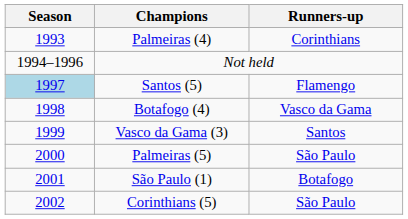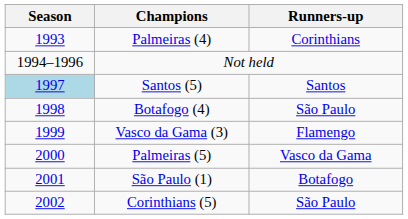(326, 86) Flamengo -> (326, 86) Santos
(326, 109) Vasco da Gama -> (326, 109) São Paulo
(326, 132) Santos -> (326, 132) Flamengo
(326, 156) São Paulo -> (326, 156) Vasco da Gama
